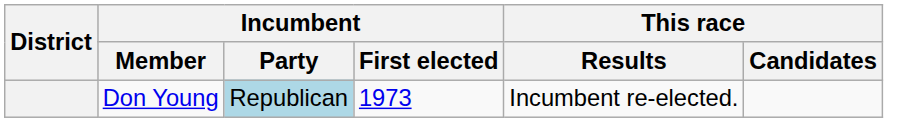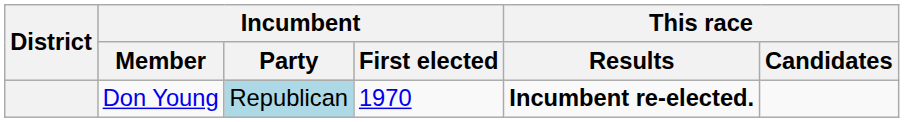(385, 98) 1973 -> (385, 98) 1970
(624, 98) normal -> (632, 98) bold
